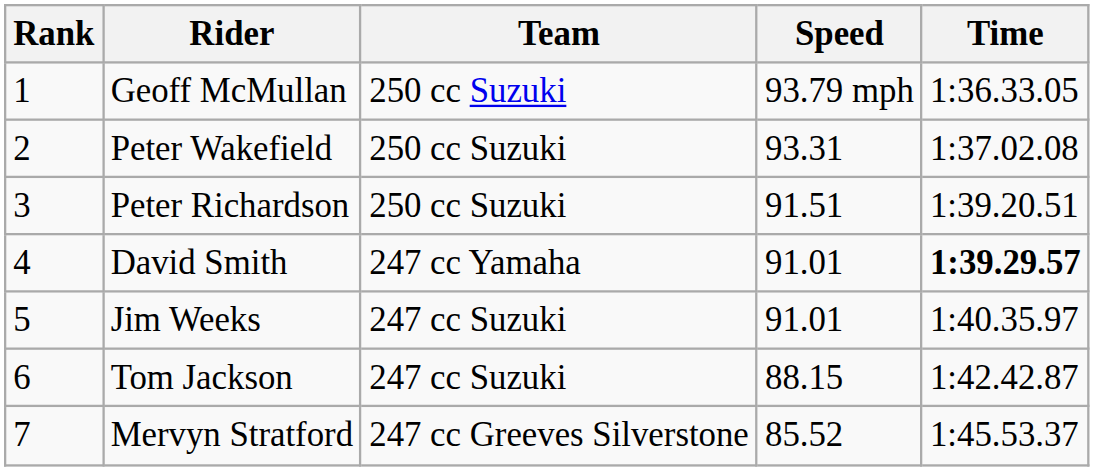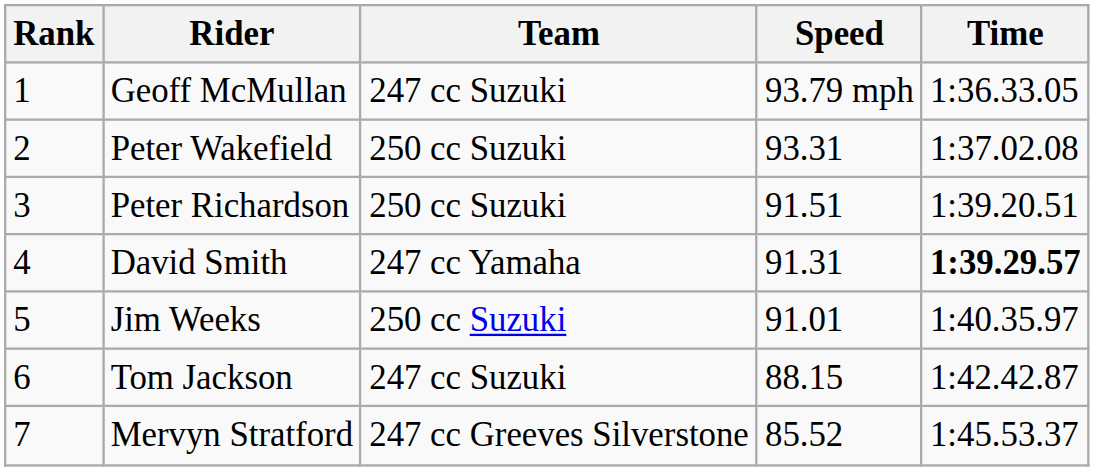(468, 90) 250 cc Suzuki -> (468, 90) 247 cc Suzuki
(804, 262) 91.01 -> (804, 262) 91.31
(468, 320) 247 cc Suzuki -> (468, 320) 250 cc Suzuki
